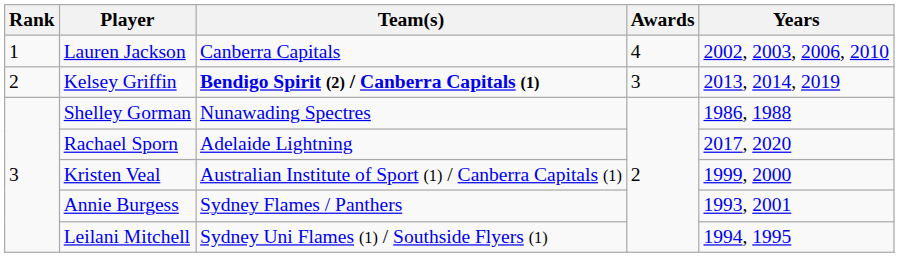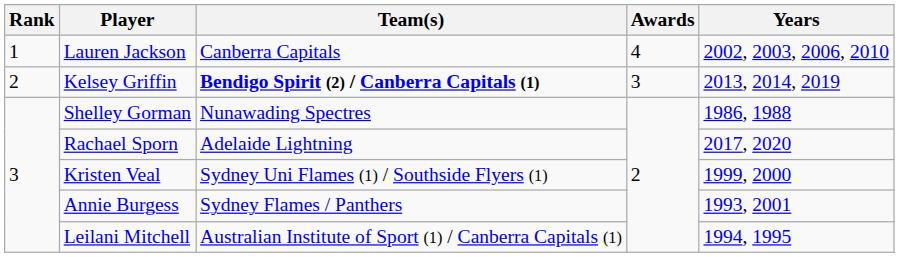(411, 174) Australian Institute of Sport (1) / Canberra Capitals (1) -> (374, 174) Sydney Uni Flames (1) / Southside Flyers (1)
(374, 236) Sydney Uni Flames (1) / Southside Flyers (1) -> (411, 236) Australian Institute of Sport (1) / Canberra Capitals (1)
